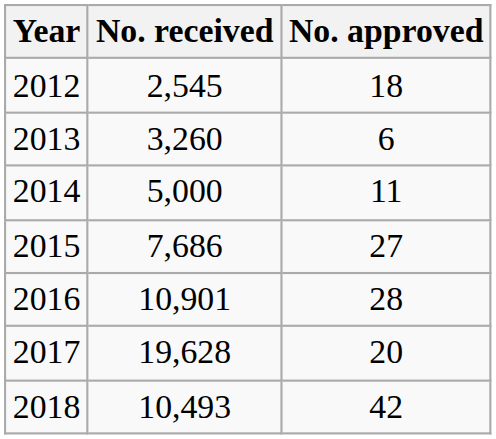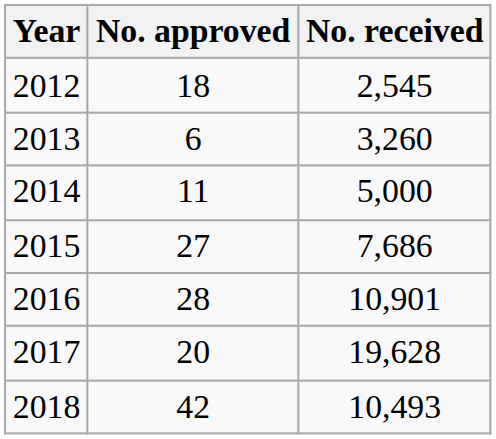columns swapped: (185, 31) <-> (386, 31)
